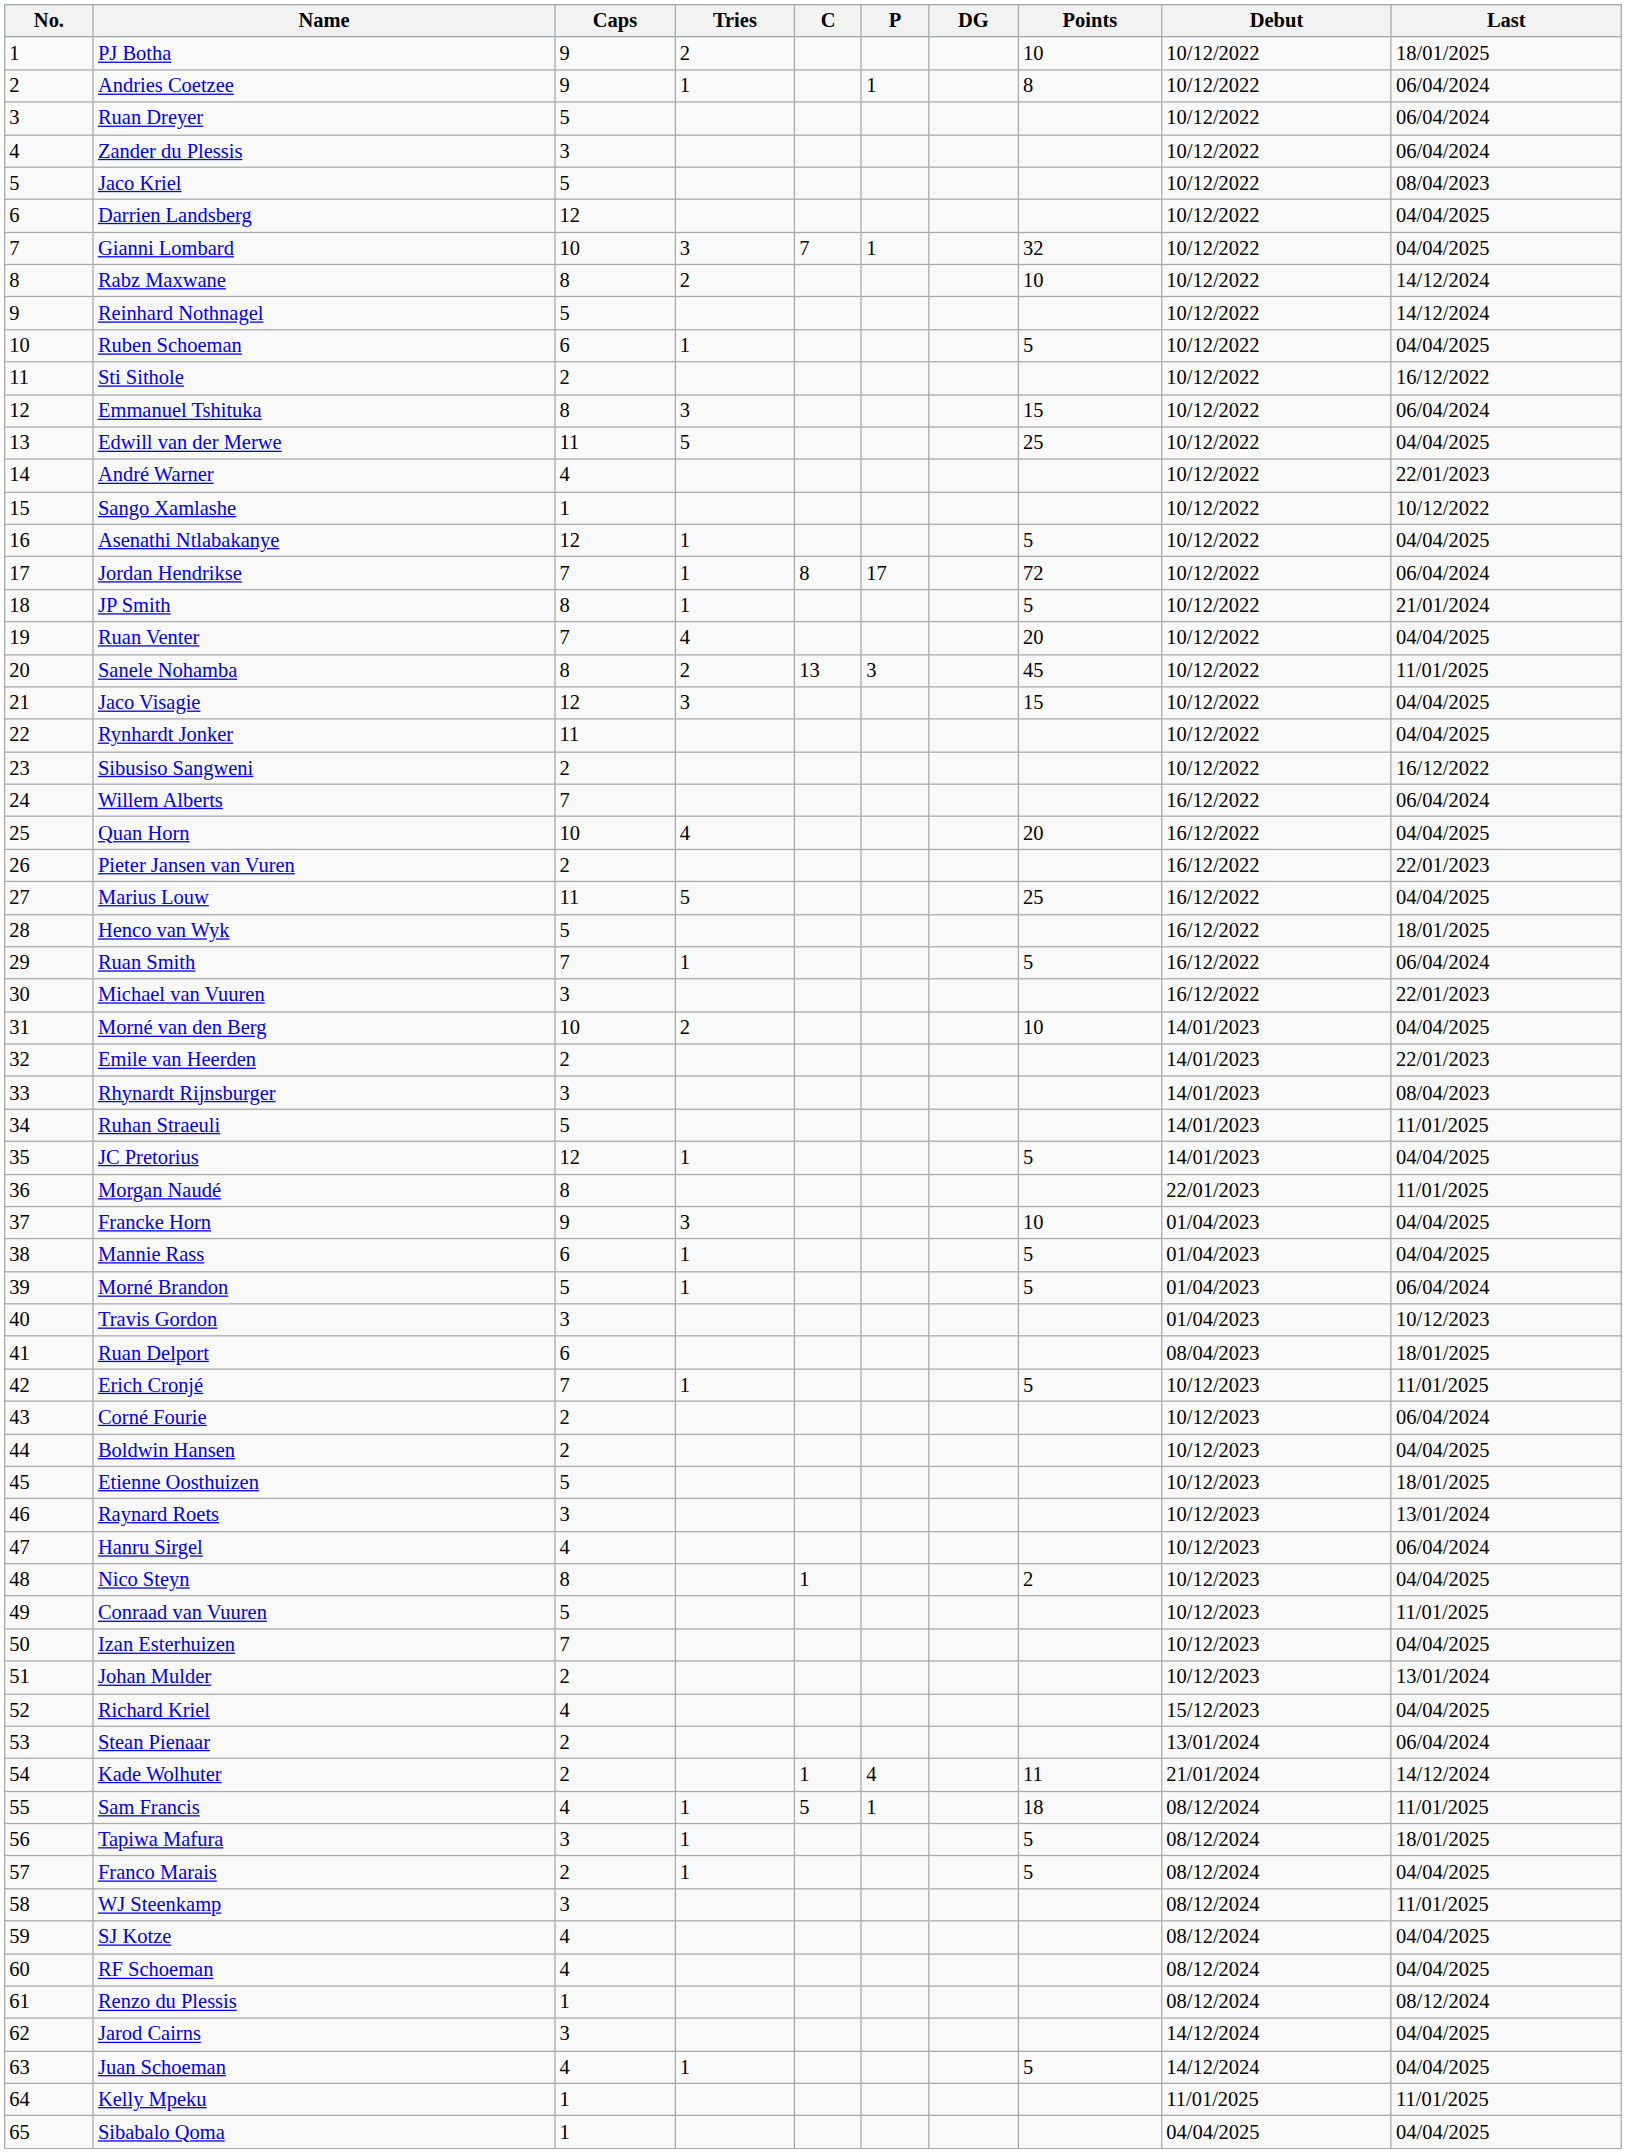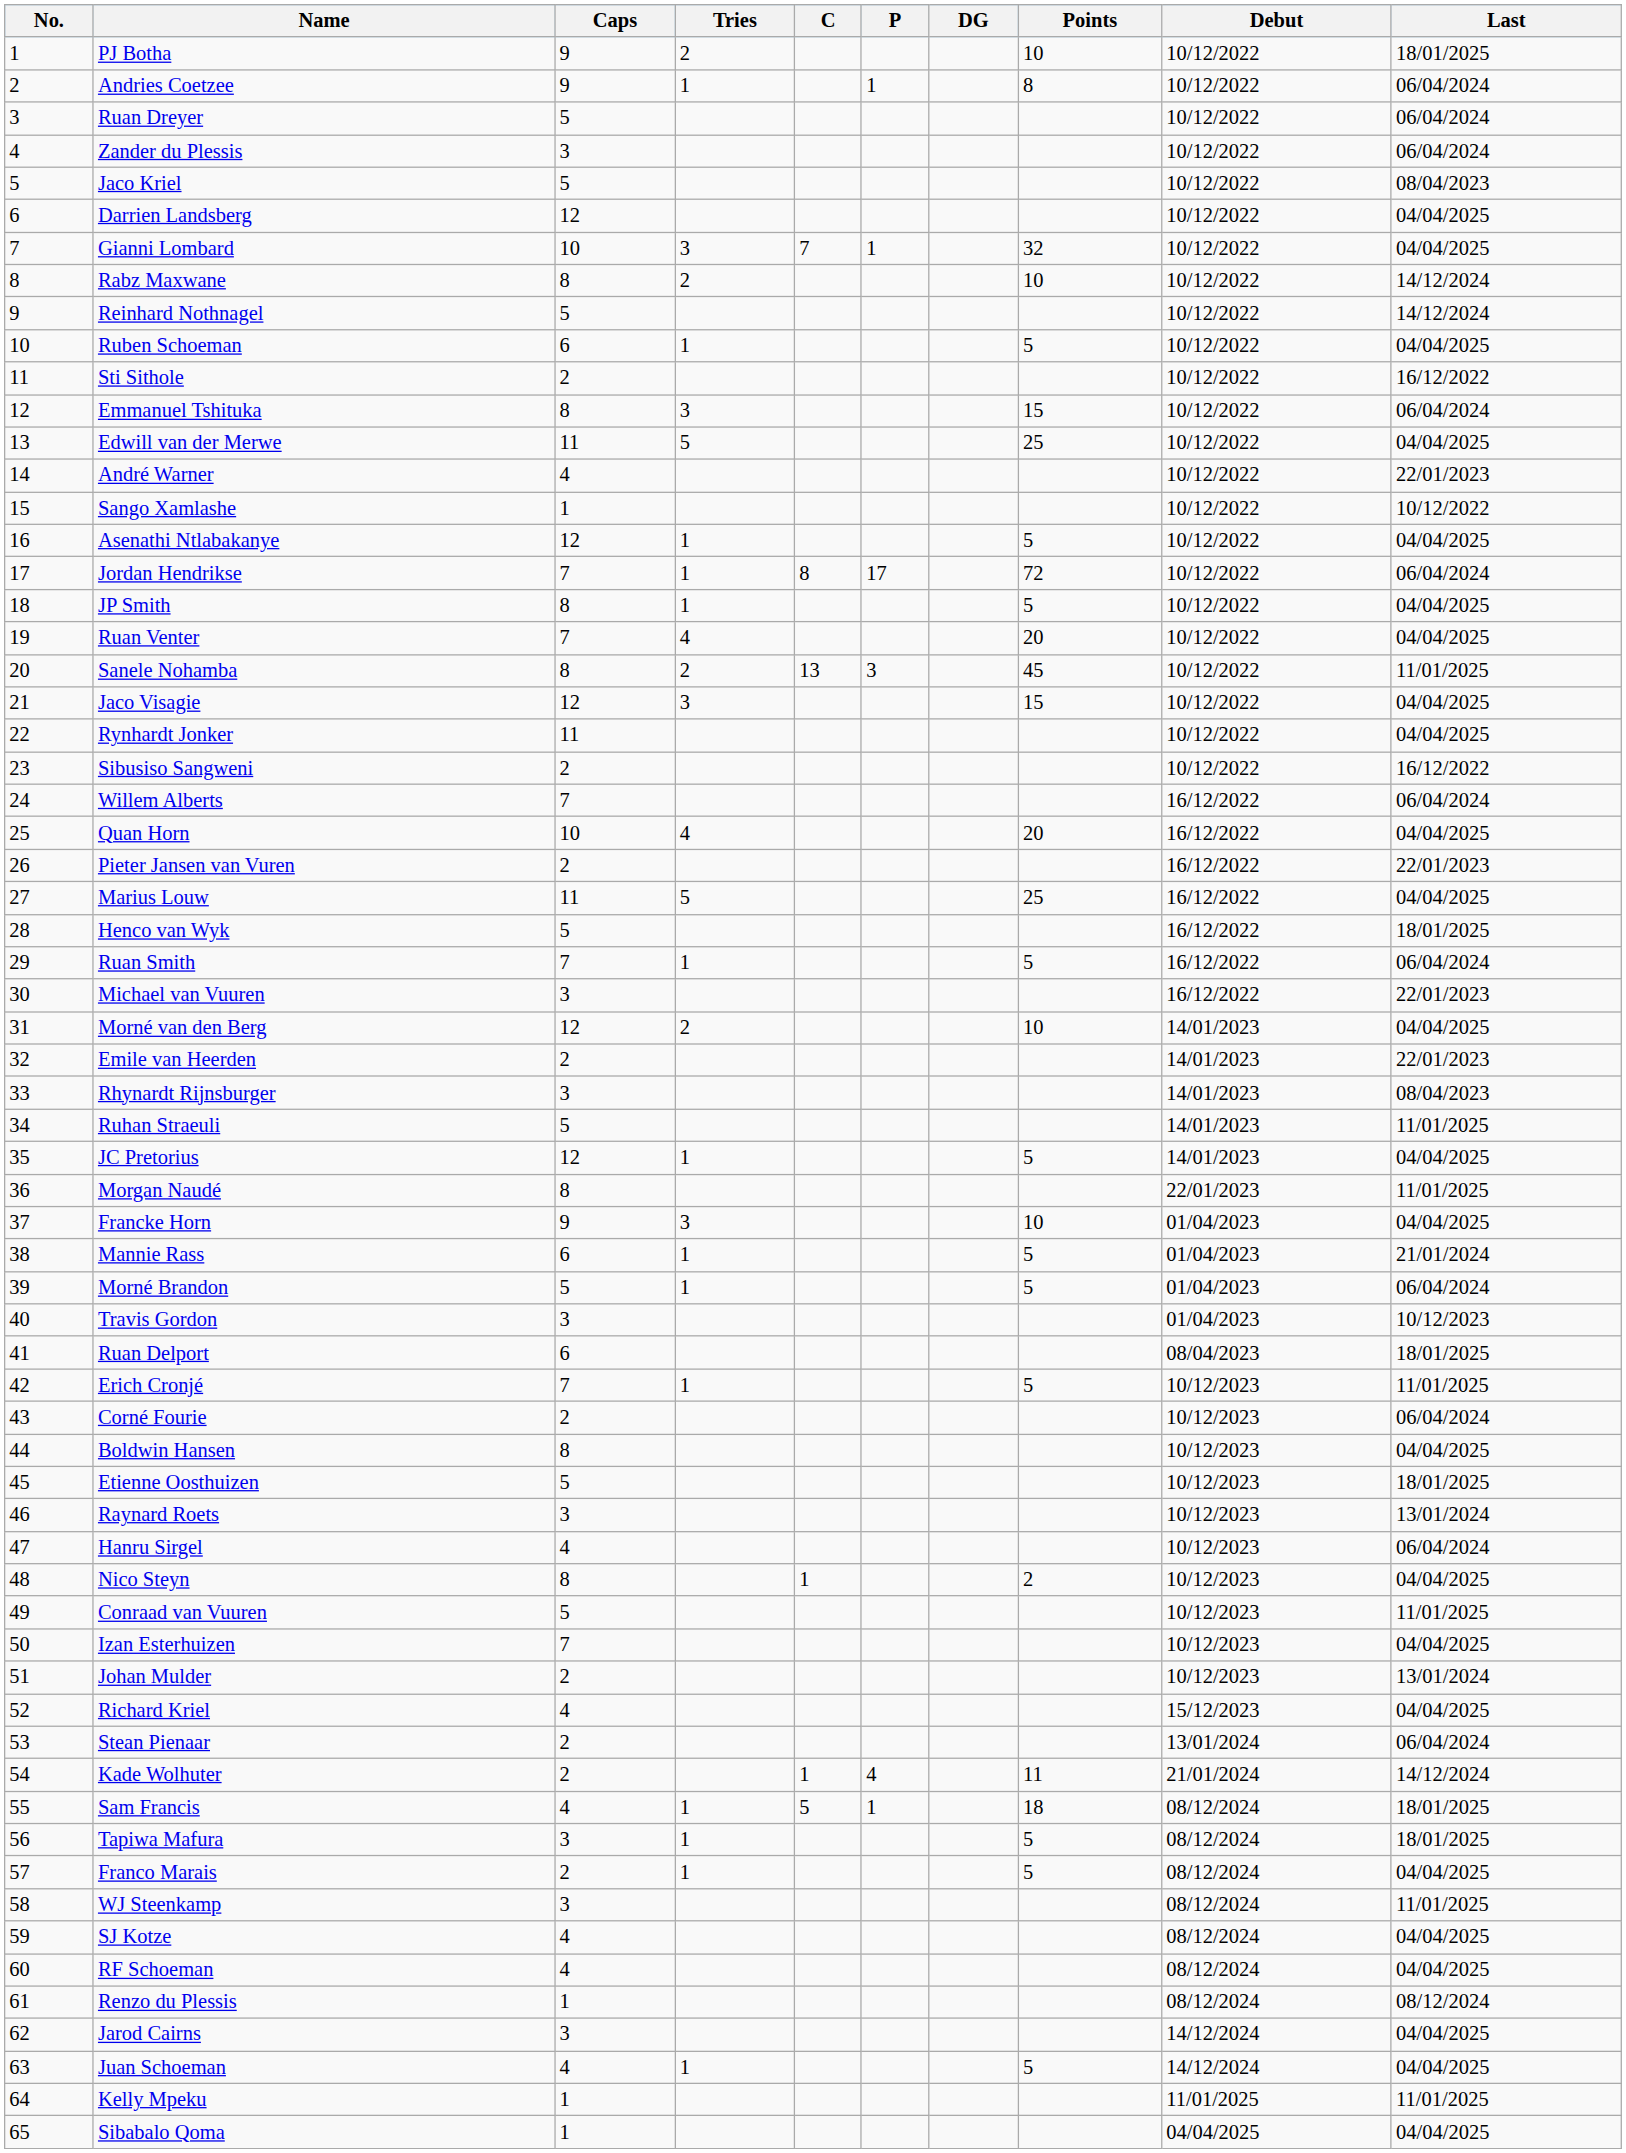(1443, 605) 21/01/2024 -> (1443, 605) 04/04/2025
(570, 1027) 10 -> (570, 1027) 12
(1443, 1254) 04/04/2025 -> (1443, 1254) 21/01/2024
(565, 1449) 2 -> (565, 1449) 8
(1442, 1807) 11/01/2025 -> (1443, 1807) 18/01/2025
